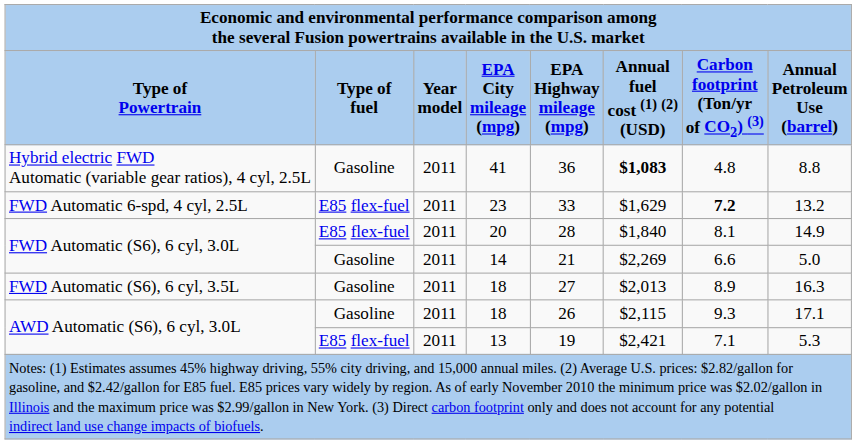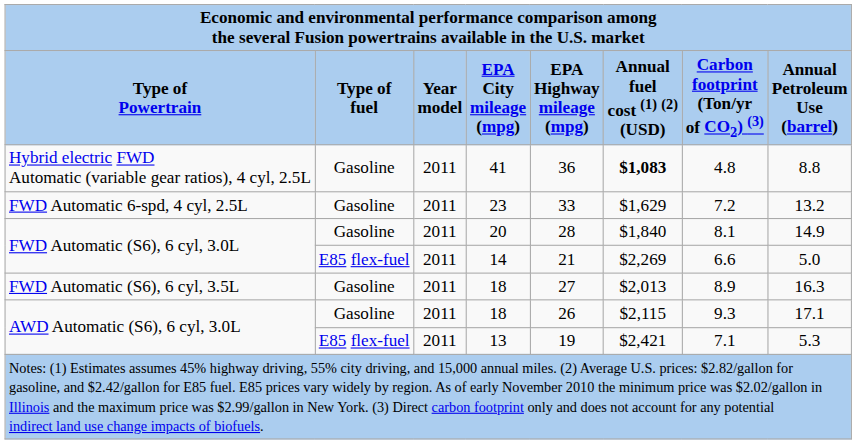(364, 204) E85 flex-fuel -> (364, 204) Gasoline
(725, 204) bold -> (725, 204) normal
(364, 232) E85 flex-fuel -> (364, 232) Gasoline
(364, 259) Gasoline -> (364, 259) E85 flex-fuel
